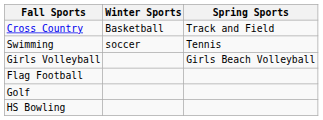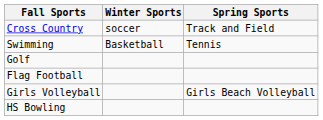(135, 28) Basketball -> (123, 28) soccer
(123, 44) soccer -> (135, 44) Basketball
rows swapped: (54, 60) <-> (18, 92)
